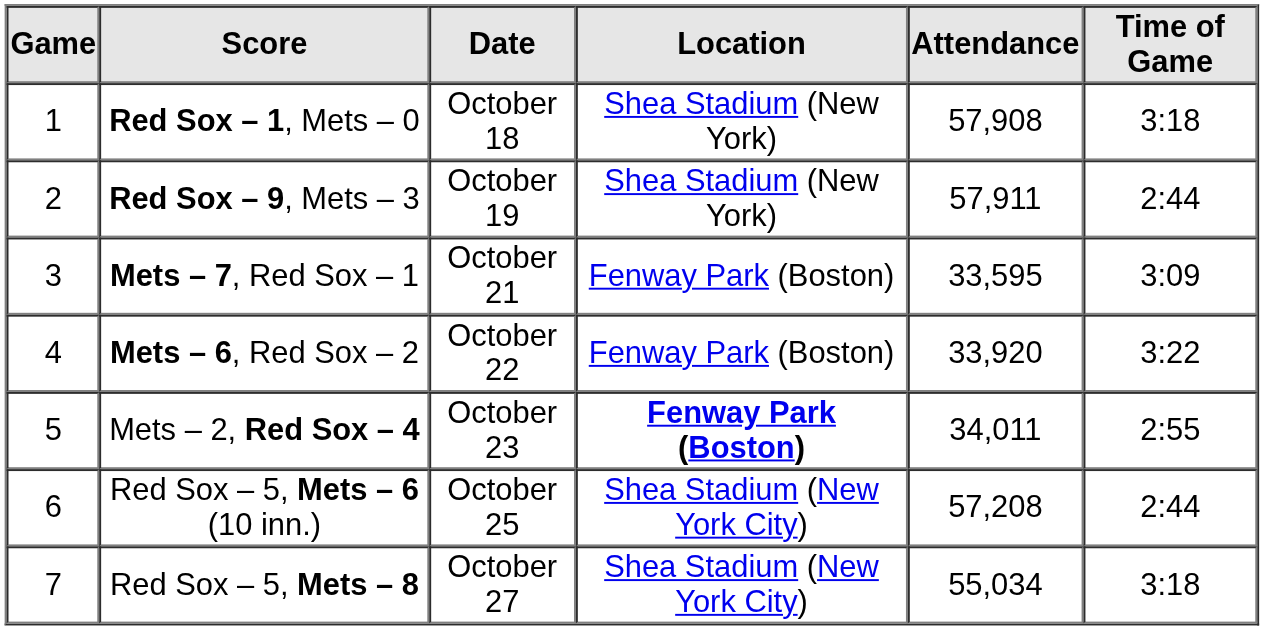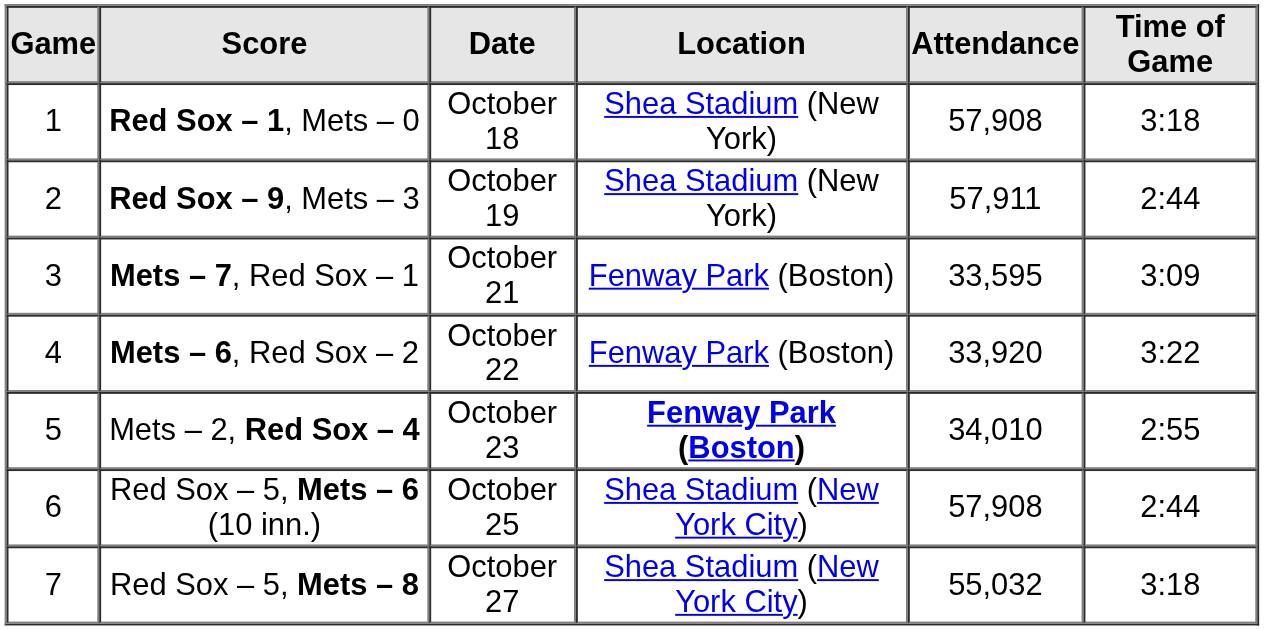(995, 430) 34,011 -> (995, 430) 34,010
(995, 507) 57,208 -> (995, 507) 57,908
(995, 584) 55,034 -> (995, 584) 55,032
